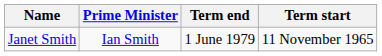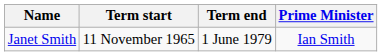columns swapped: (318, 16) <-> (130, 16)
